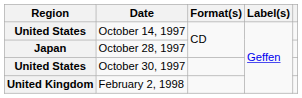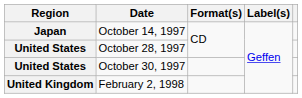(50, 31) United States -> (50, 31) Japan
(50, 48) Japan -> (50, 48) United States
